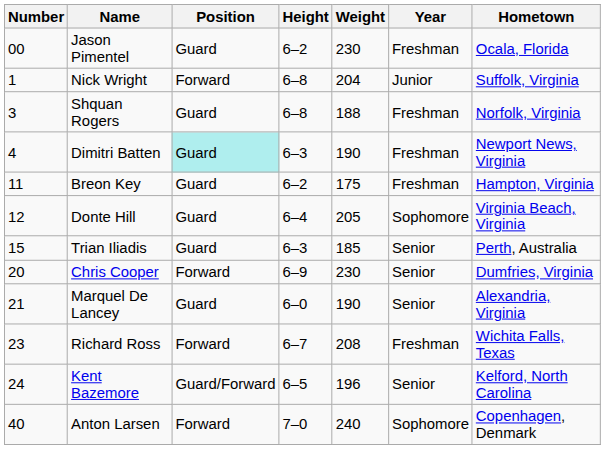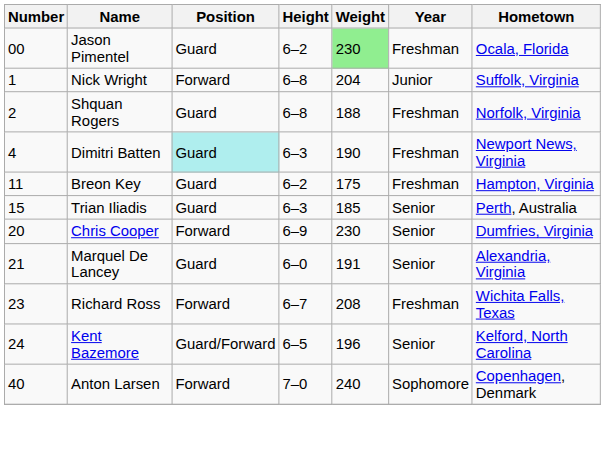(348, 48) no background -> (348, 48) lightgreen background
(12, 112) 3 -> (12, 112) 2
- row: (103, 216)
(348, 304) 190 -> (348, 263) 191
